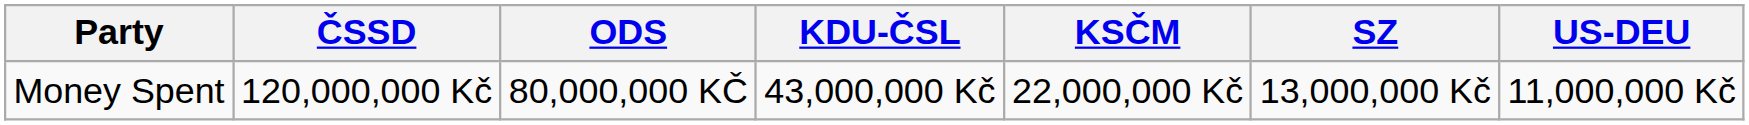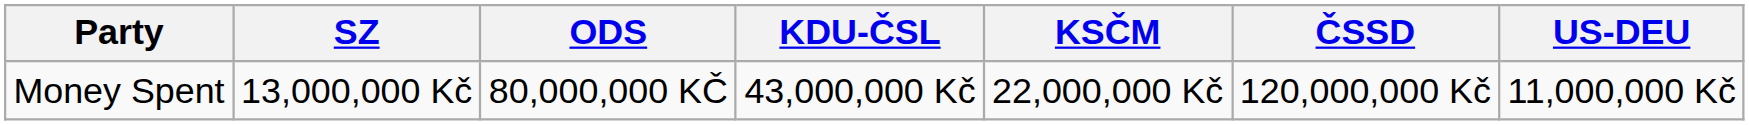columns swapped: (367, 32) <-> (1375, 32)
